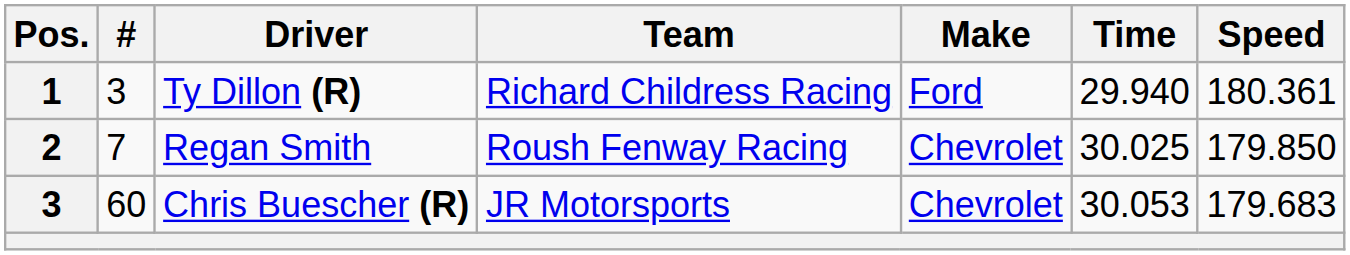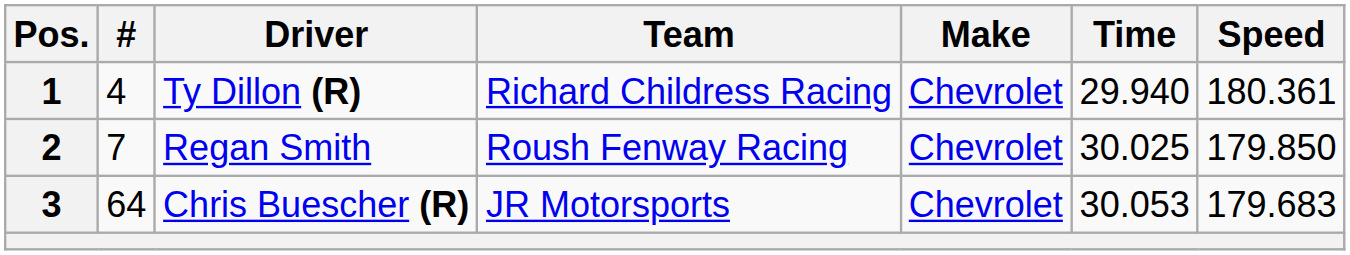(116, 91) 3 -> (116, 91) 4
(946, 91) Ford -> (986, 91) Chevrolet
(126, 205) 60 -> (126, 205) 64
